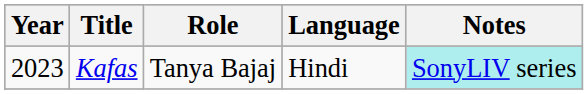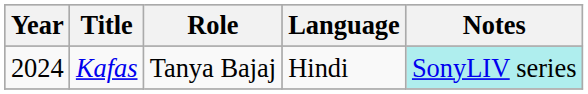(37, 67) 2023 -> (37, 67) 2024
